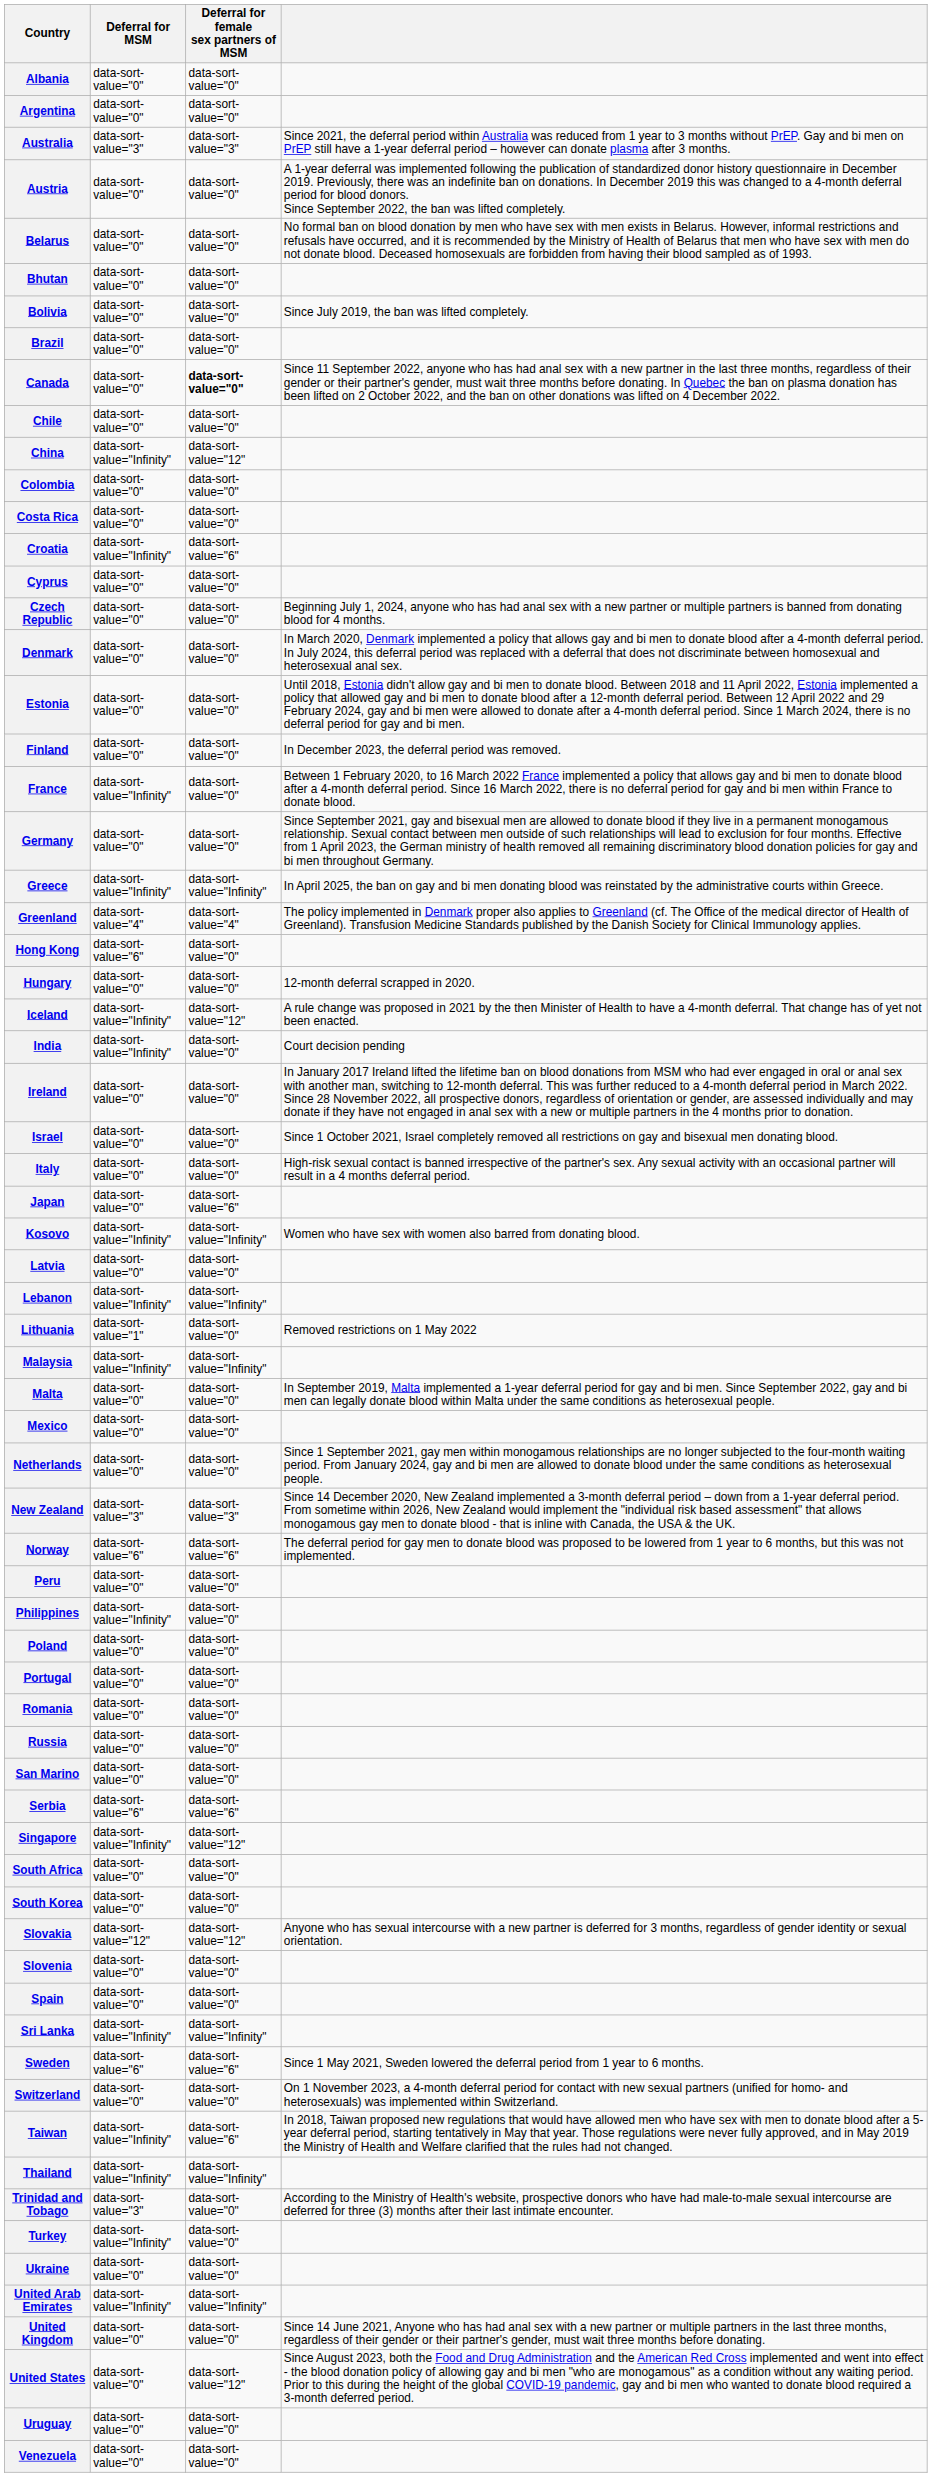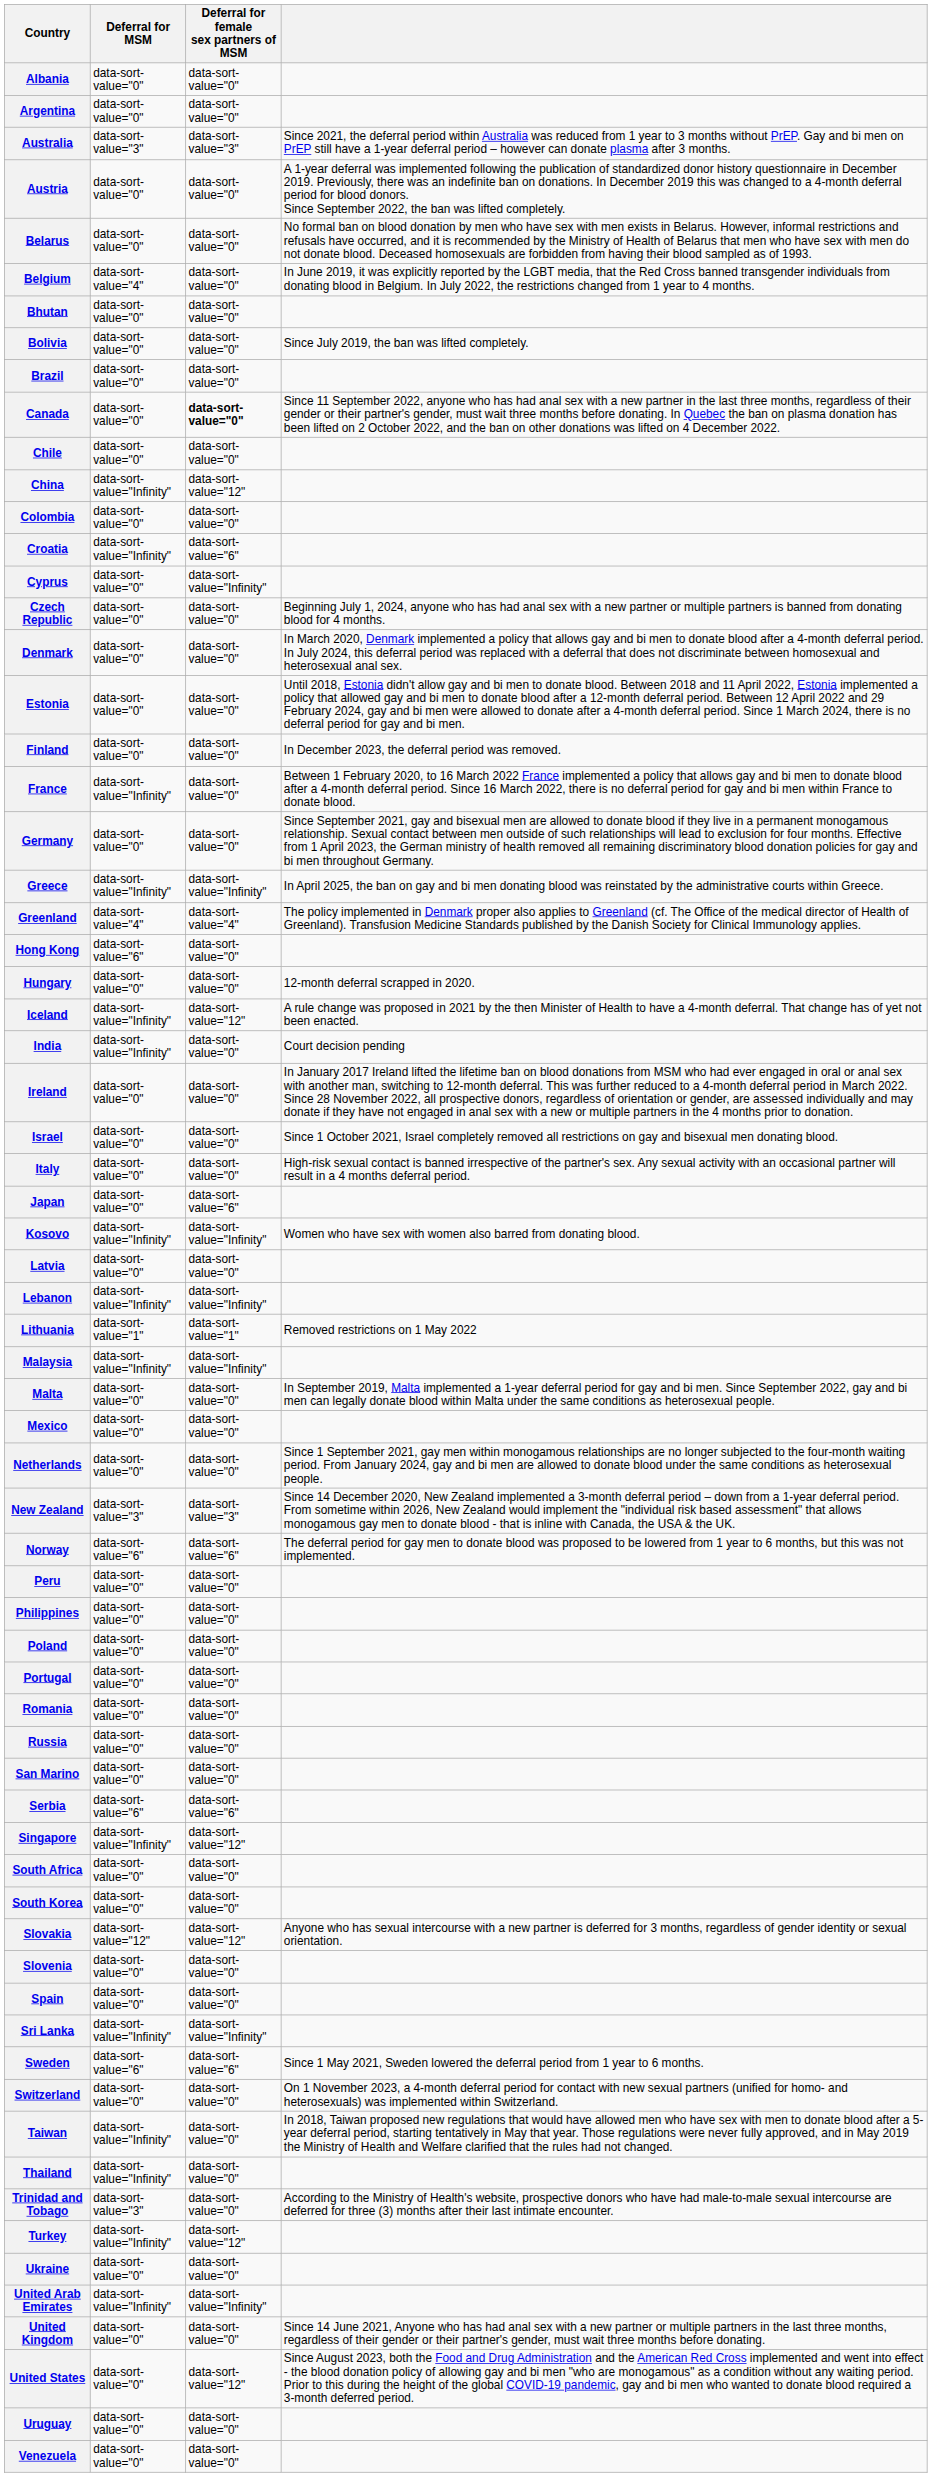+ row: (47, 279)
- row: (47, 517)
(214, 581) data-sort-value="0" -> (227, 581) data-sort-value="Infinity"
(214, 1330) data-sort-value="0" -> (214, 1330) data-sort-value="1"
(132, 1613) data-sort-value="Infinity" -> (119, 1613) data-sort-value="0"
(214, 2134) data-sort-value="6" -> (214, 2134) data-sort-value="0"
(227, 2172) data-sort-value="Infinity" -> (214, 2172) data-sort-value="0"
(214, 2237) data-sort-value="0" -> (217, 2237) data-sort-value="12"
